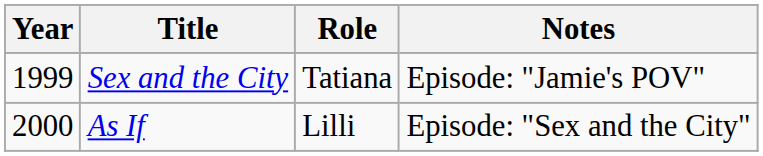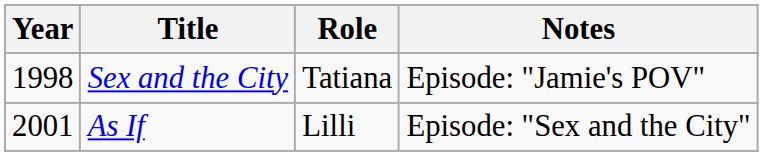(43, 77) 1999 -> (43, 77) 1998
(43, 126) 2000 -> (43, 126) 2001
